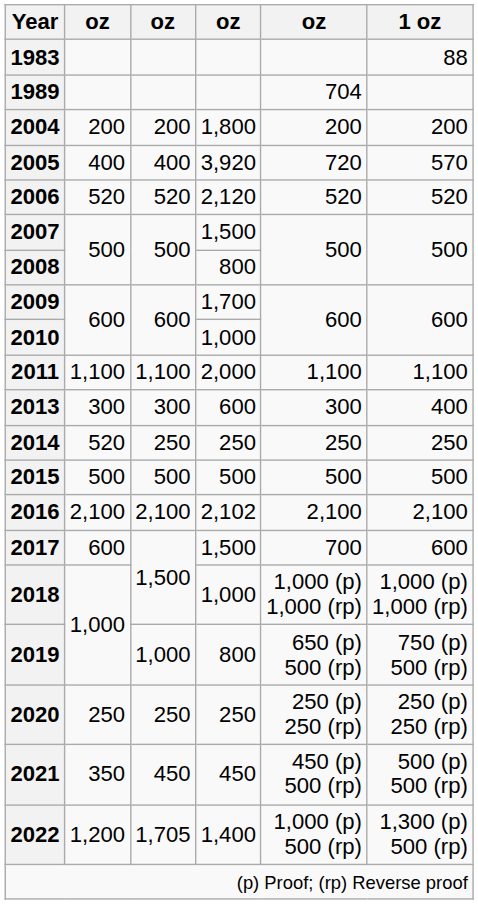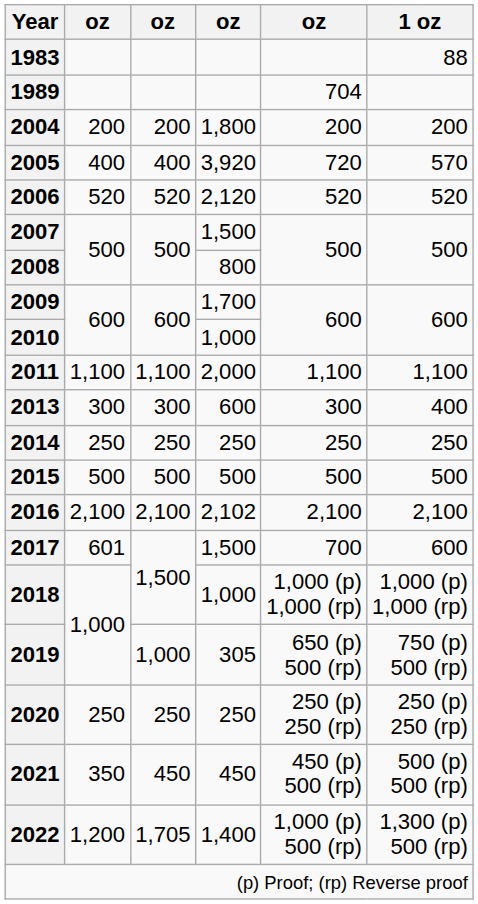(107, 442) 520 -> (107, 442) 250
(107, 547) 600 -> (107, 547) 601
(238, 654) 800 -> (238, 654) 305
